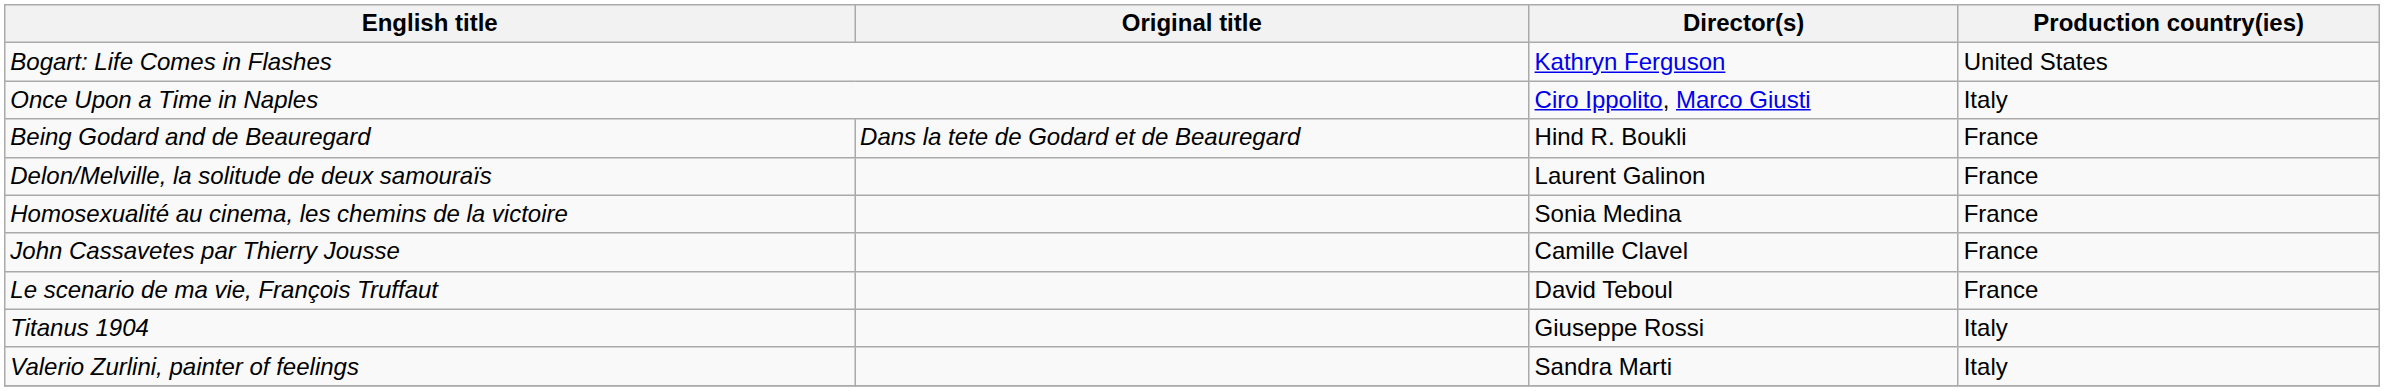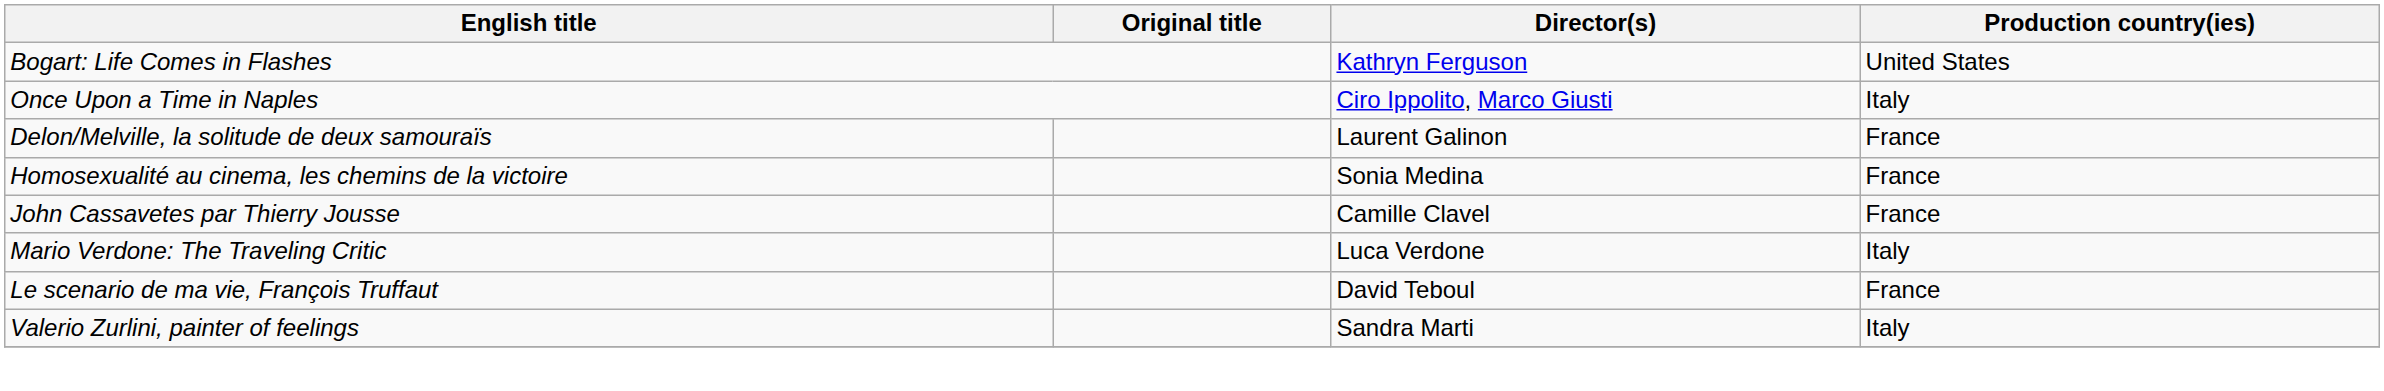- row: (190, 137)
+ row: (198, 251)
- row: (80, 328)
